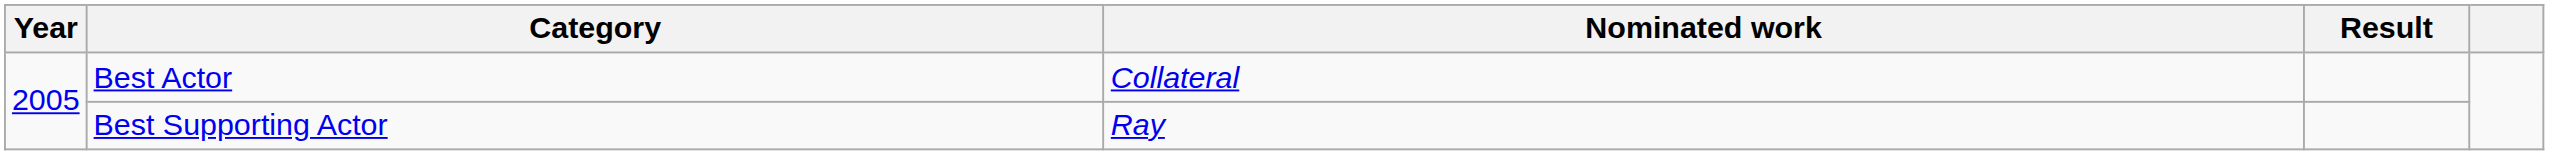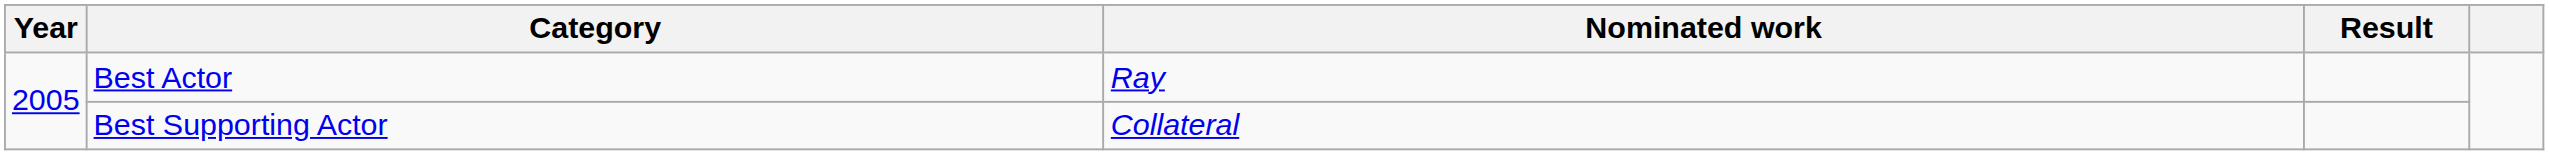(1175, 76) Collateral -> (1138, 76) Ray
(1138, 125) Ray -> (1175, 125) Collateral
